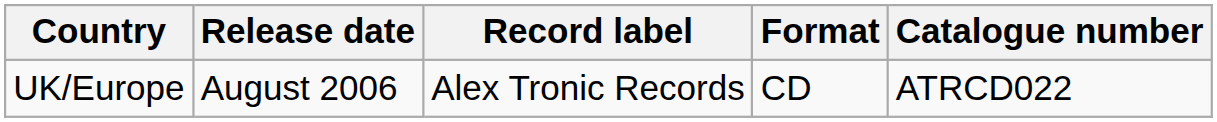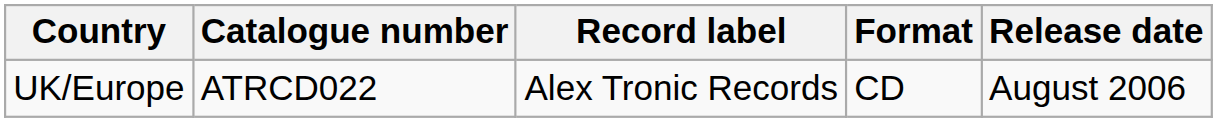columns swapped: (308, 32) <-> (1050, 32)
